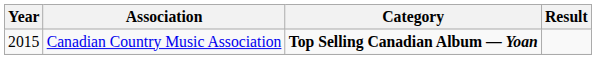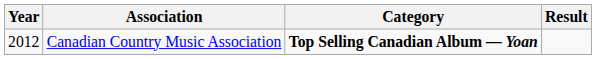(24, 41) 2015 -> (24, 41) 2012
